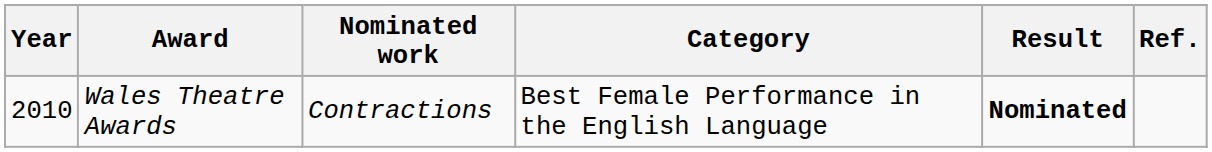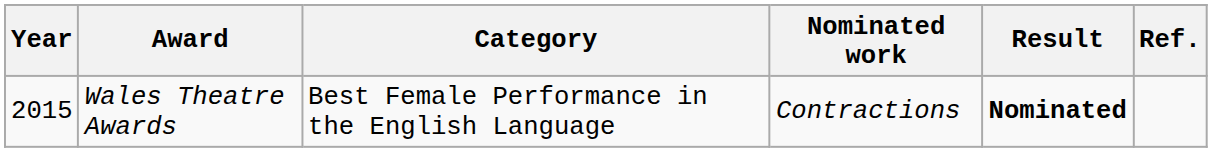columns swapped: (748, 41) <-> (408, 41)
(42, 112) 2010 -> (42, 112) 2015
